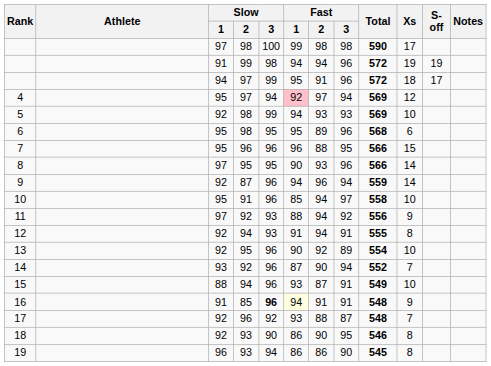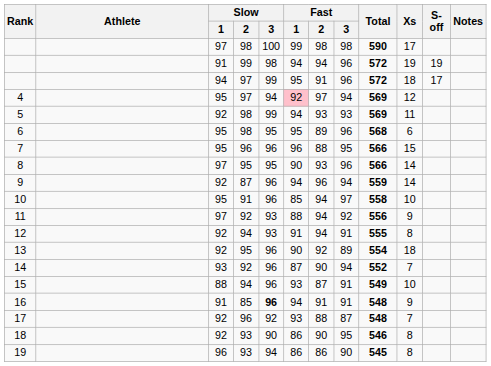(410, 115) 10 -> (410, 115) 11
(410, 251) 10 -> (410, 251) 18
(296, 302) lightyellow background -> (296, 302) no background
